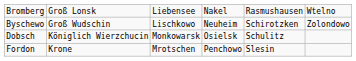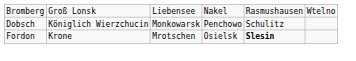- row: (25, 24)
(220, 37) Osielsk -> (223, 24) Penchowo
(223, 50) Penchowo -> (220, 37) Osielsk
(260, 50) normal -> (260, 37) bold
